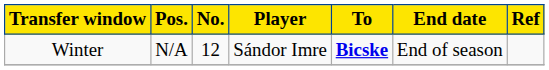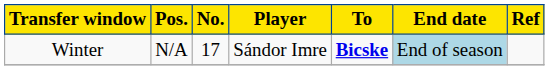(211, 49) 12 -> (211, 49) 17
(450, 49) no background -> (450, 49) lightblue background
